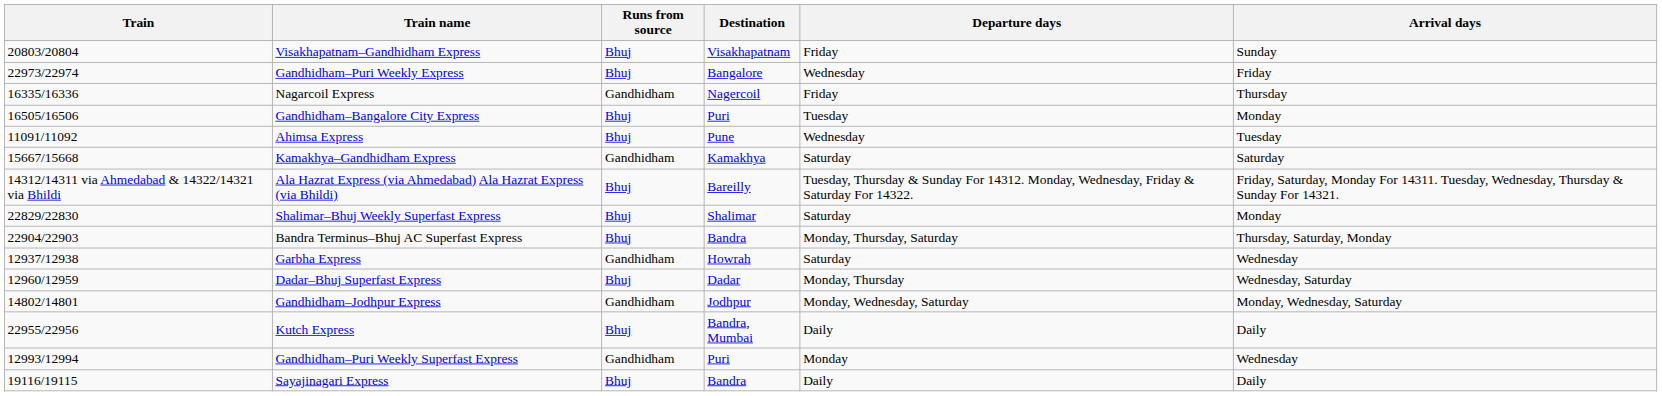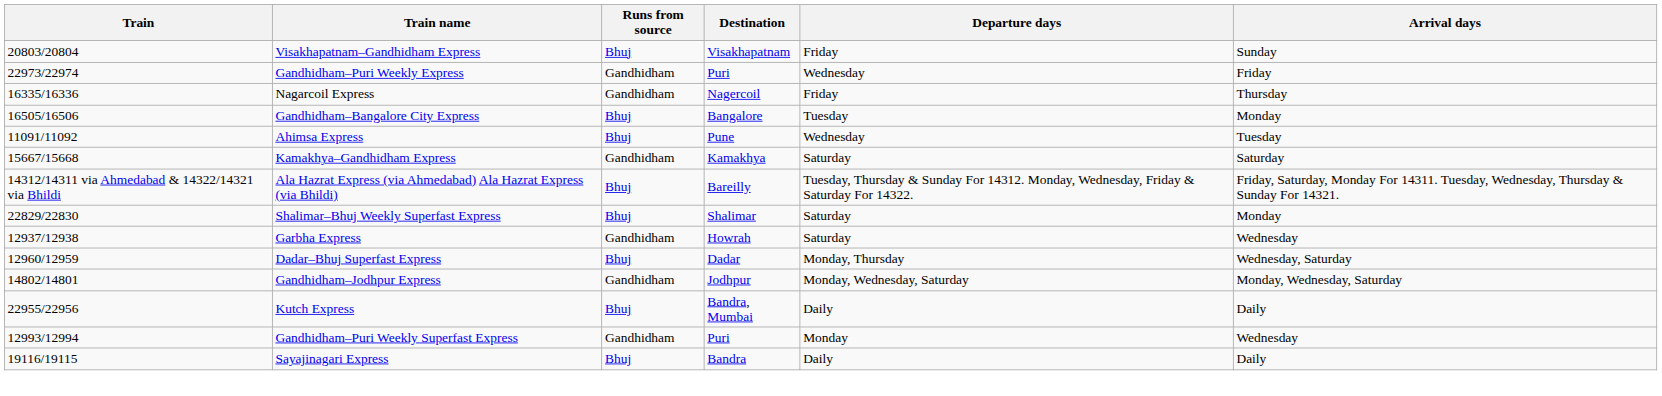(618, 72) Bhuj -> (640, 72) Gandhidham
(735, 72) Bangalore -> (719, 72) Puri
(719, 115) Puri -> (735, 115) Bangalore
- row: (399, 237)
